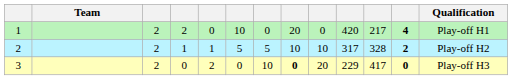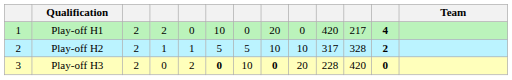columns swapped: (87, 13) <-> (463, 13)
(239, 65) normal -> (219, 65) bold
(350, 65) 229 -> (330, 65) 228
(378, 65) 417 -> (358, 65) 420
